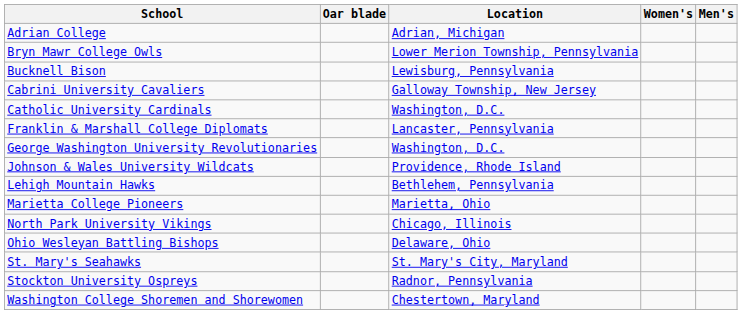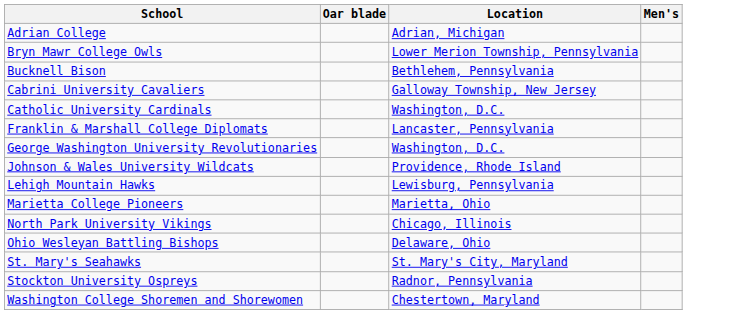- column: (668, 14)
(473, 71) Lewisburg, Pennsylvania -> (473, 71) Bethlehem, Pennsylvania
(473, 186) Bethlehem, Pennsylvania -> (473, 186) Lewisburg, Pennsylvania
